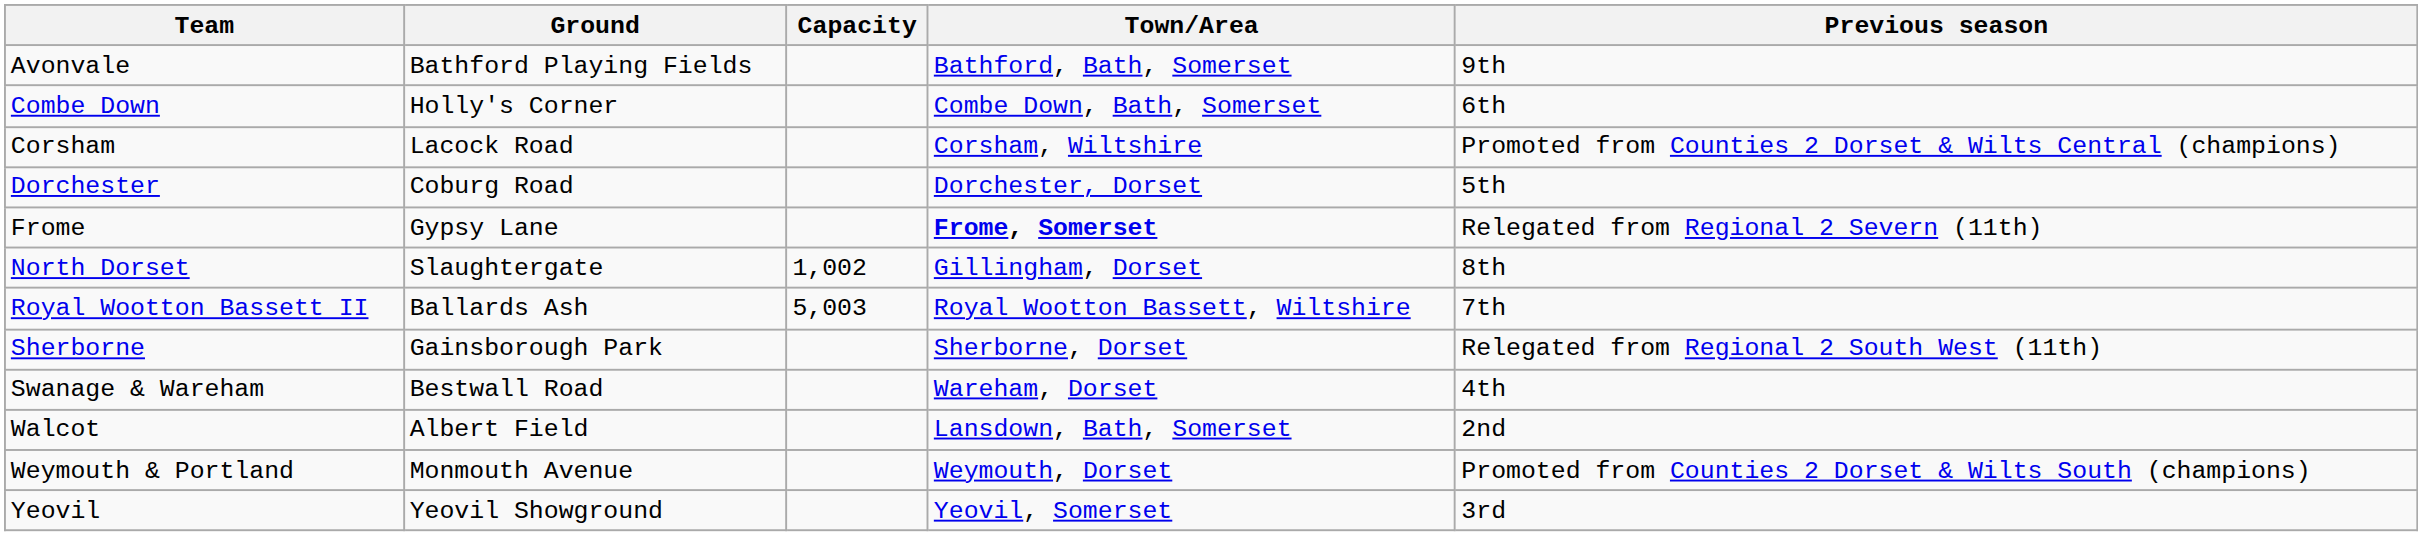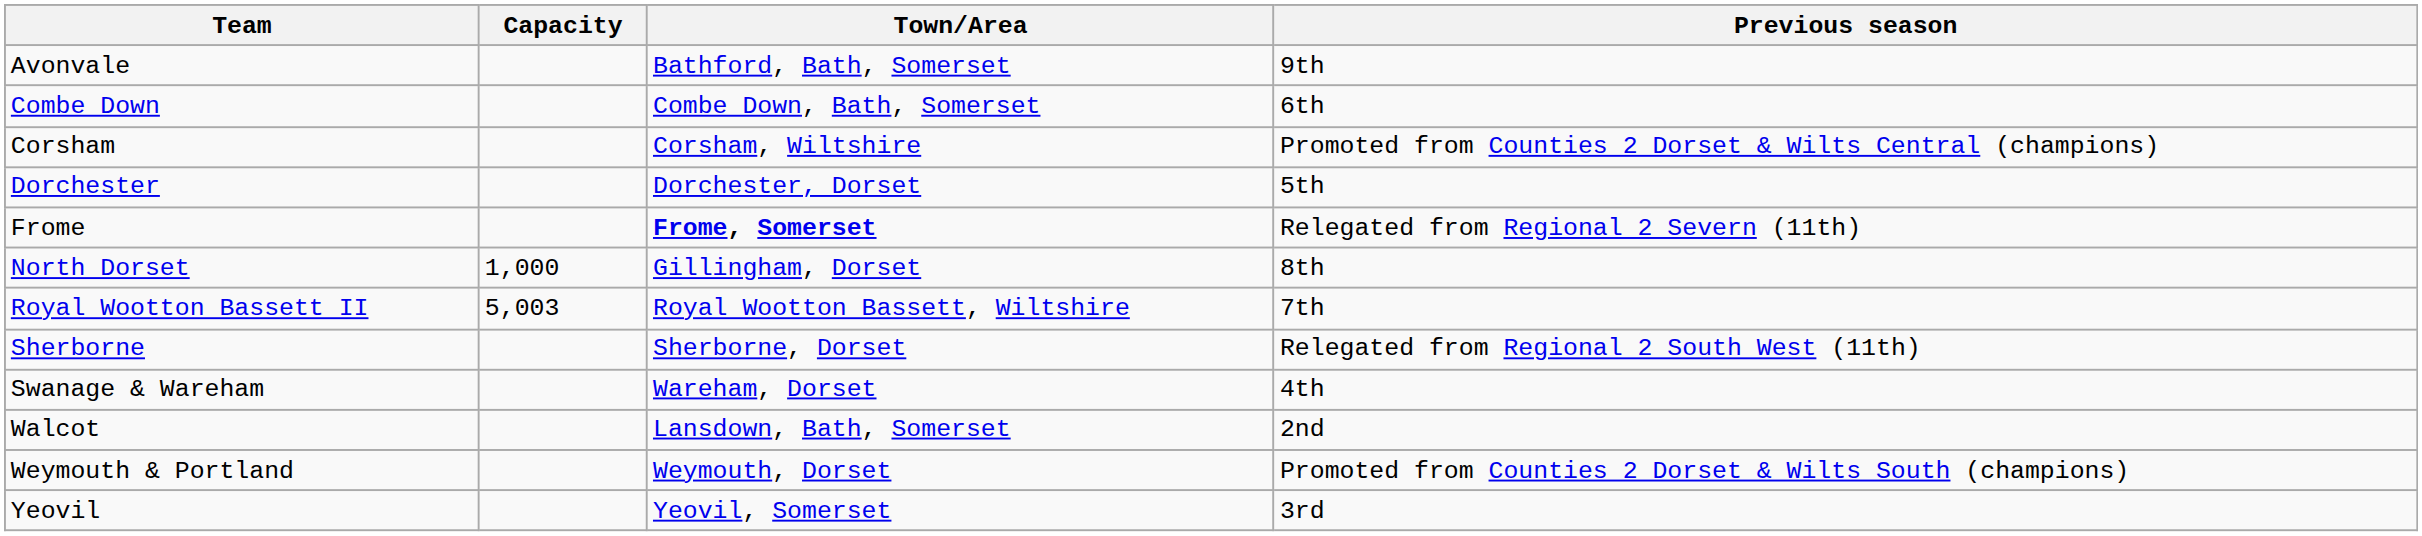- column: (595, 25)
(830, 268) 1,002 -> (522, 268) 1,000
